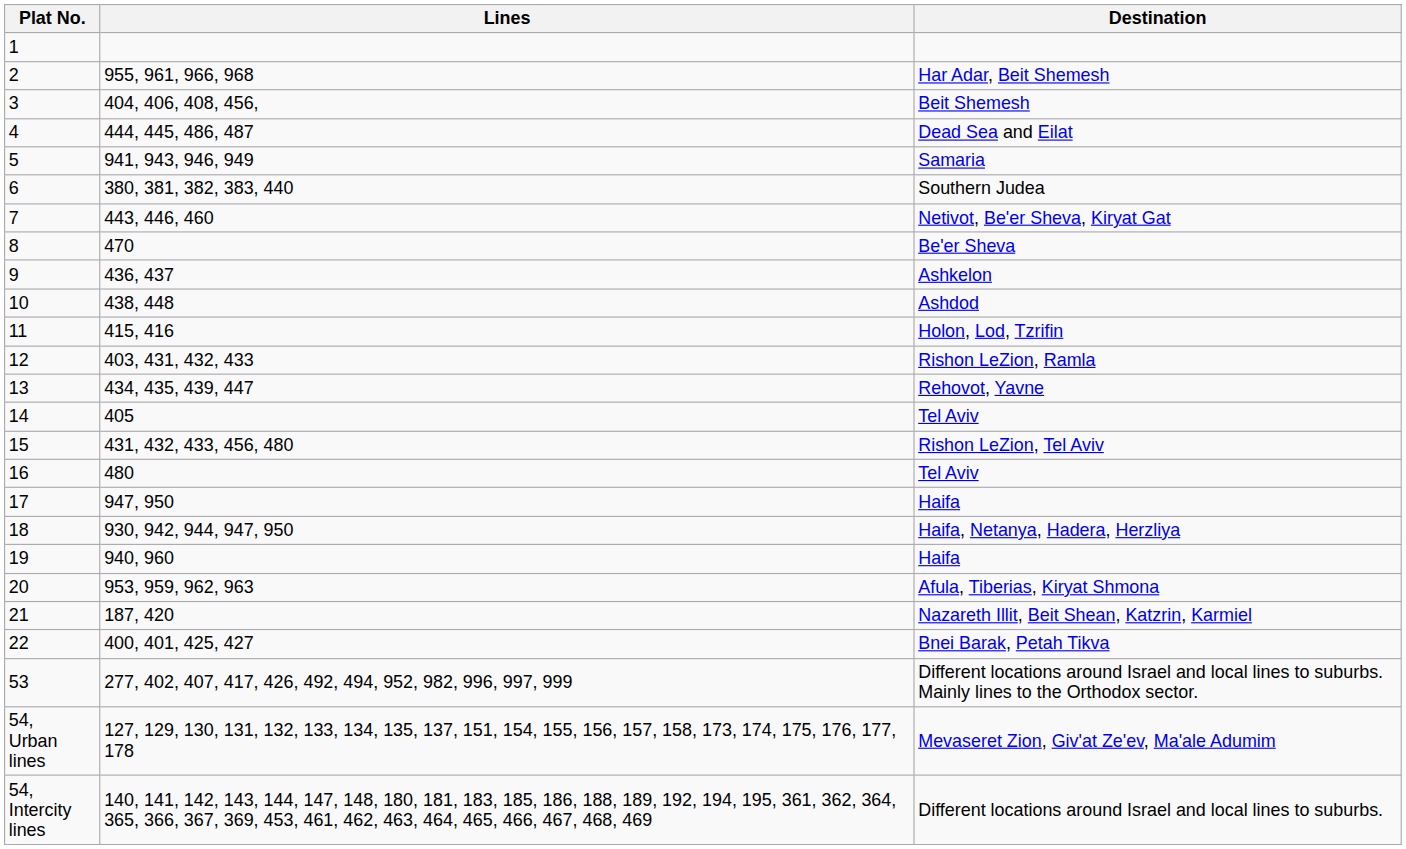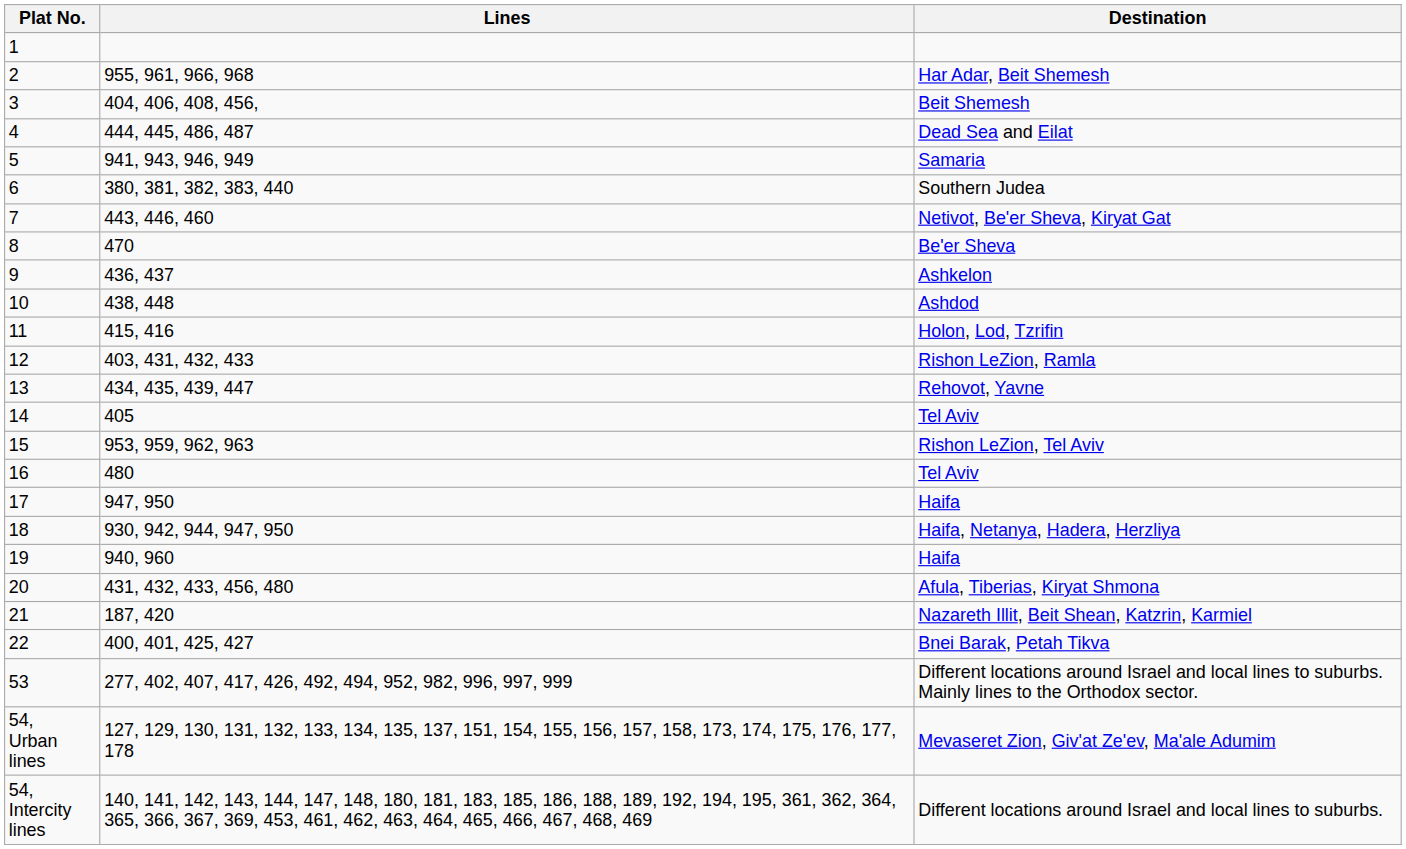(199, 445) 431, 432, 433, 456, 480 -> (179, 445) 953, 959, 962, 963
(179, 587) 953, 959, 962, 963 -> (199, 587) 431, 432, 433, 456, 480
